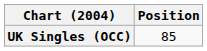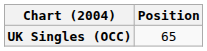(169, 36) 85 -> (169, 36) 65
